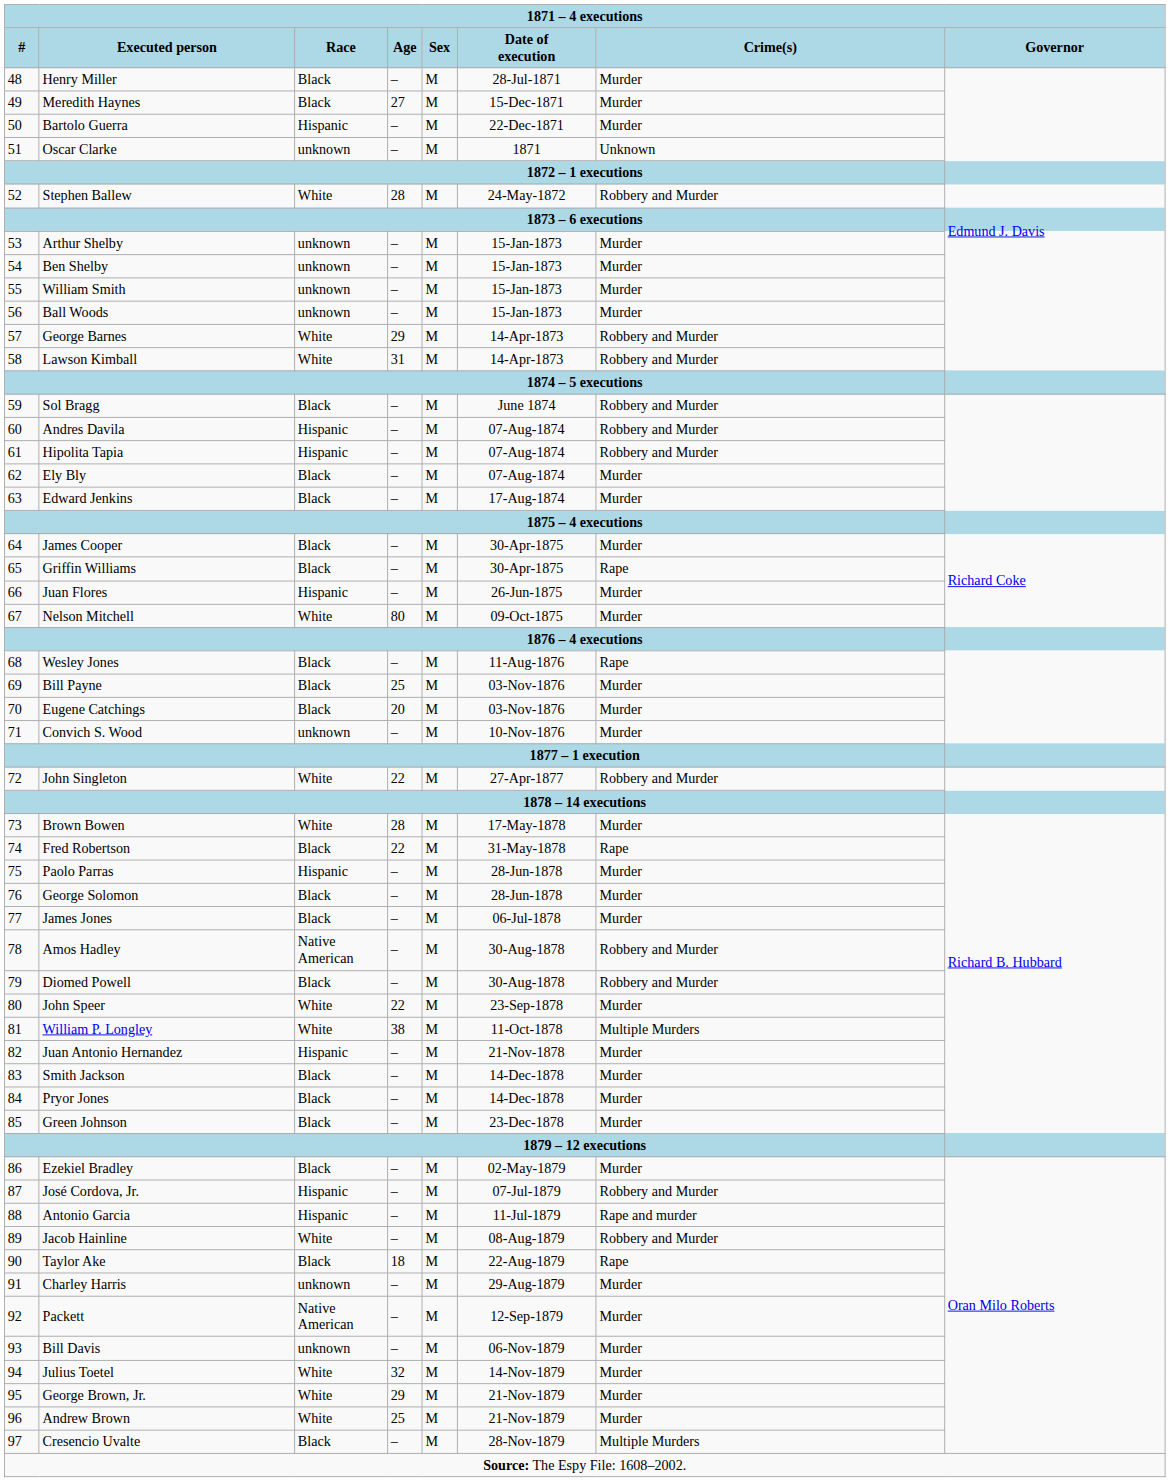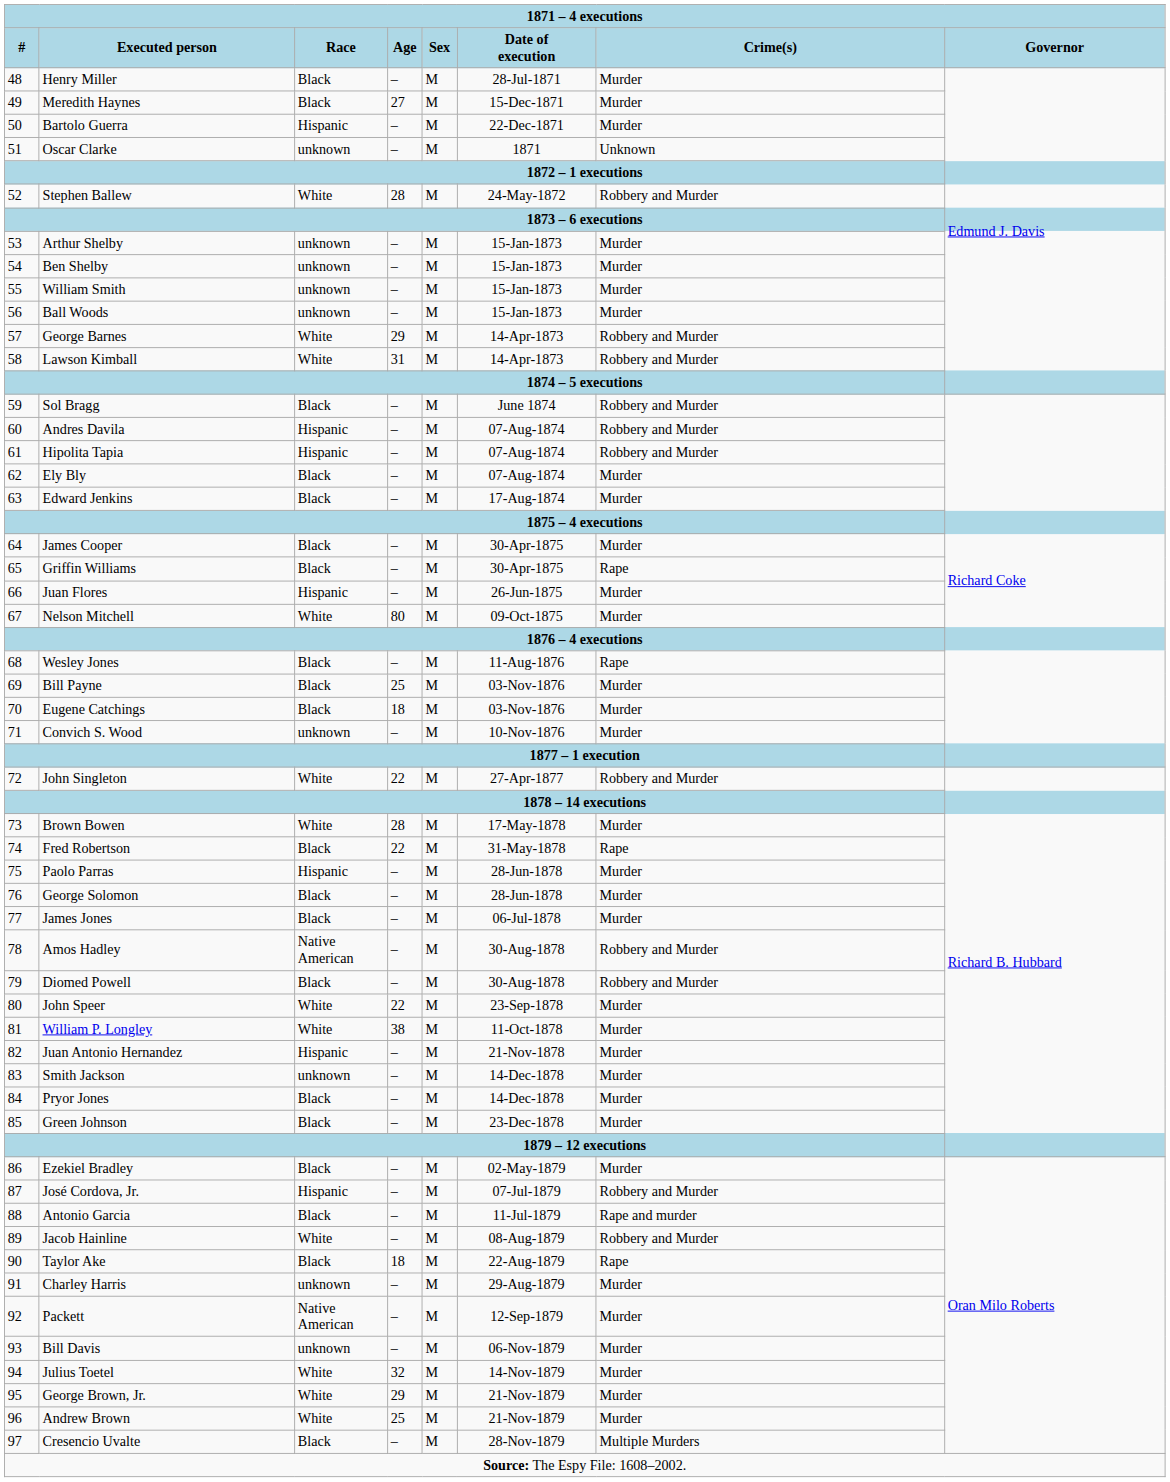(398, 709) 20 -> (398, 709) 18
(650, 1028) Multiple Murders -> (621, 1028) Murder
(314, 1075) Black -> (324, 1075) unknown
(323, 1215) Hispanic -> (314, 1215) Black
